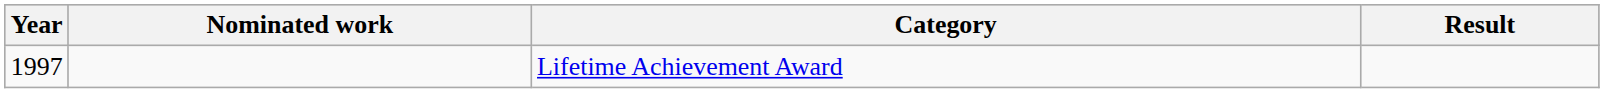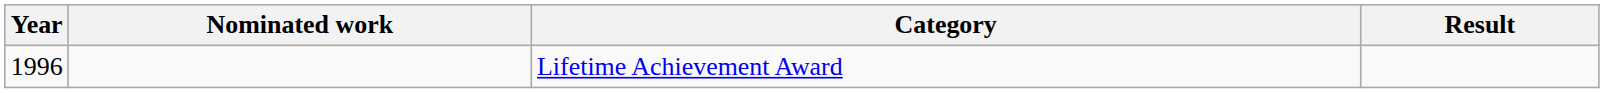(37, 66) 1997 -> (37, 66) 1996
